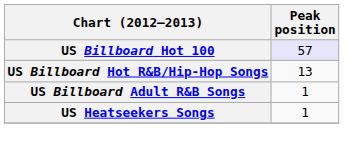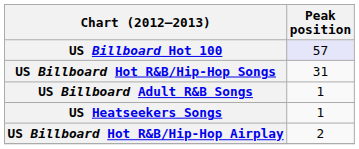(305, 71) 13 -> (320, 71) 31
+ row: (146, 133)
